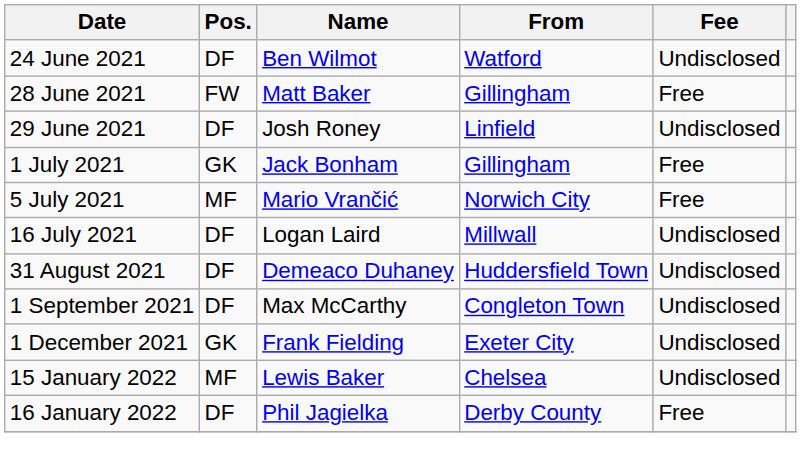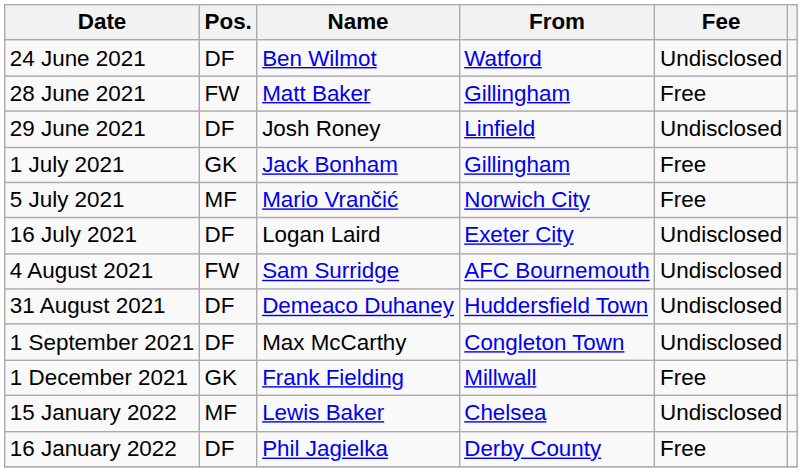(500, 235) Millwall -> (519, 235) Exeter City
+ row: (81, 270)
(519, 341) Exeter City -> (500, 377) Millwall
(719, 341) Undisclosed -> (683, 377) Free
